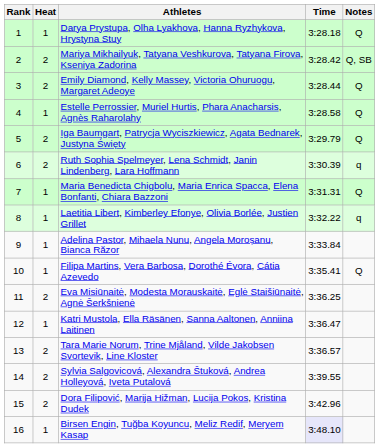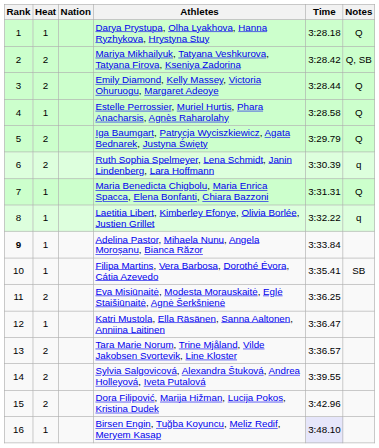+ column: (76, 12)
(18, 244) normal -> (18, 244) bold
(359, 271) Q -> (359, 271) SB
